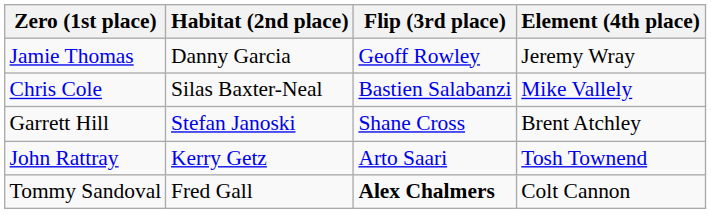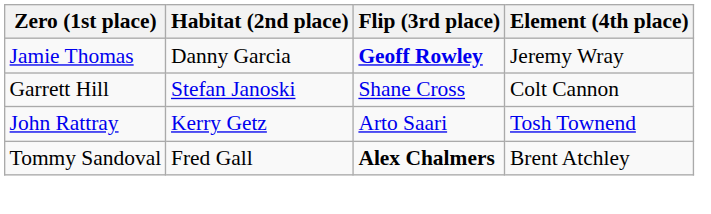(419, 55) normal -> (421, 55) bold
- row: (56, 89)
(581, 123) Brent Atchley -> (565, 89) Colt Cannon
(576, 191) Colt Cannon -> (570, 157) Brent Atchley
